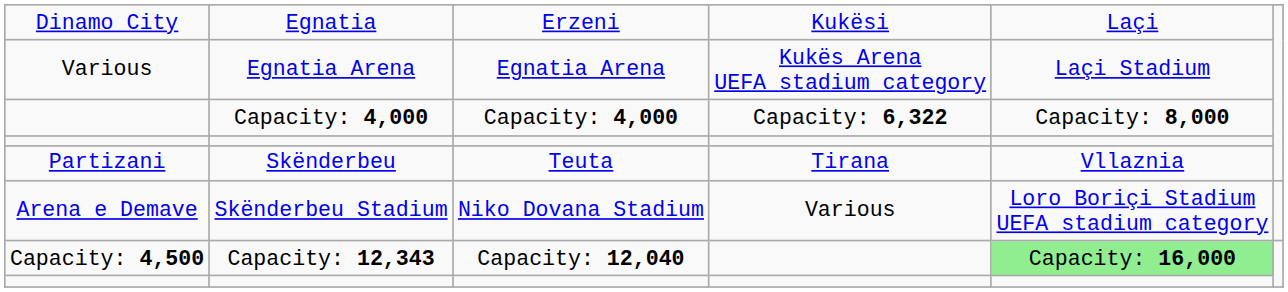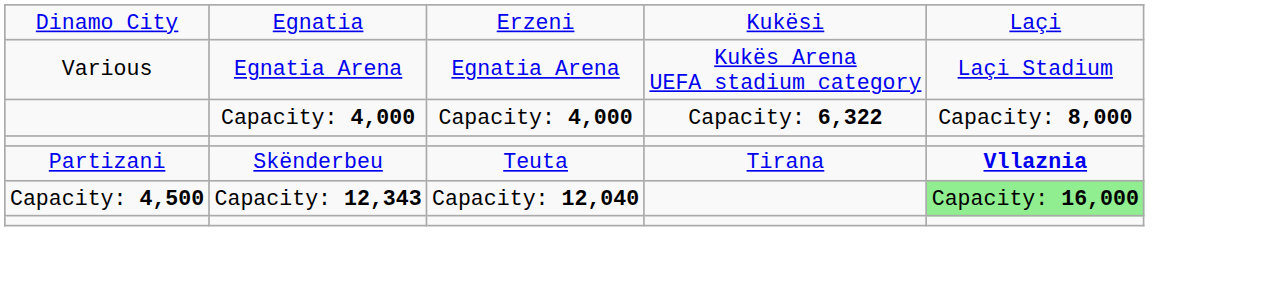(1132, 163) normal -> (1035, 163) bold
- row: (331, 211)
